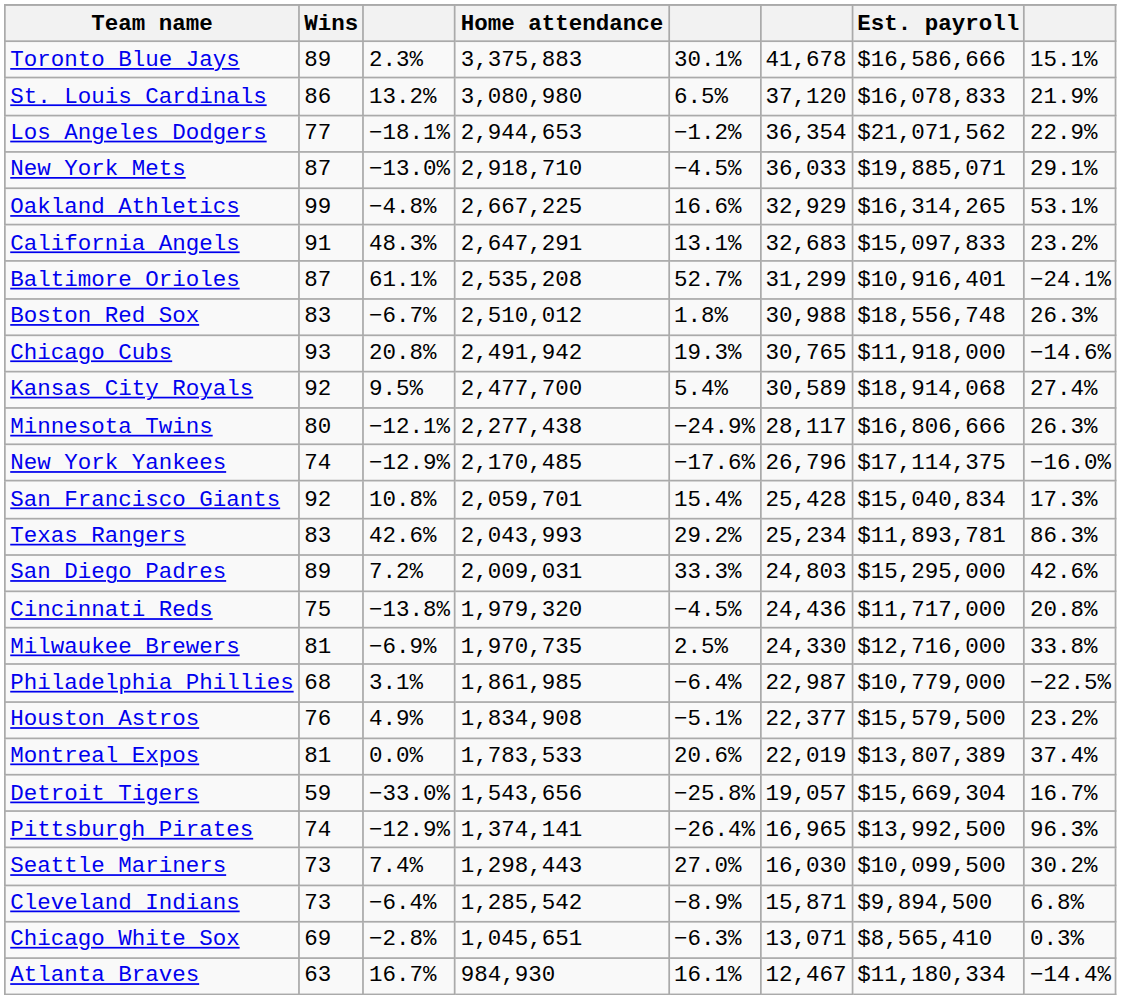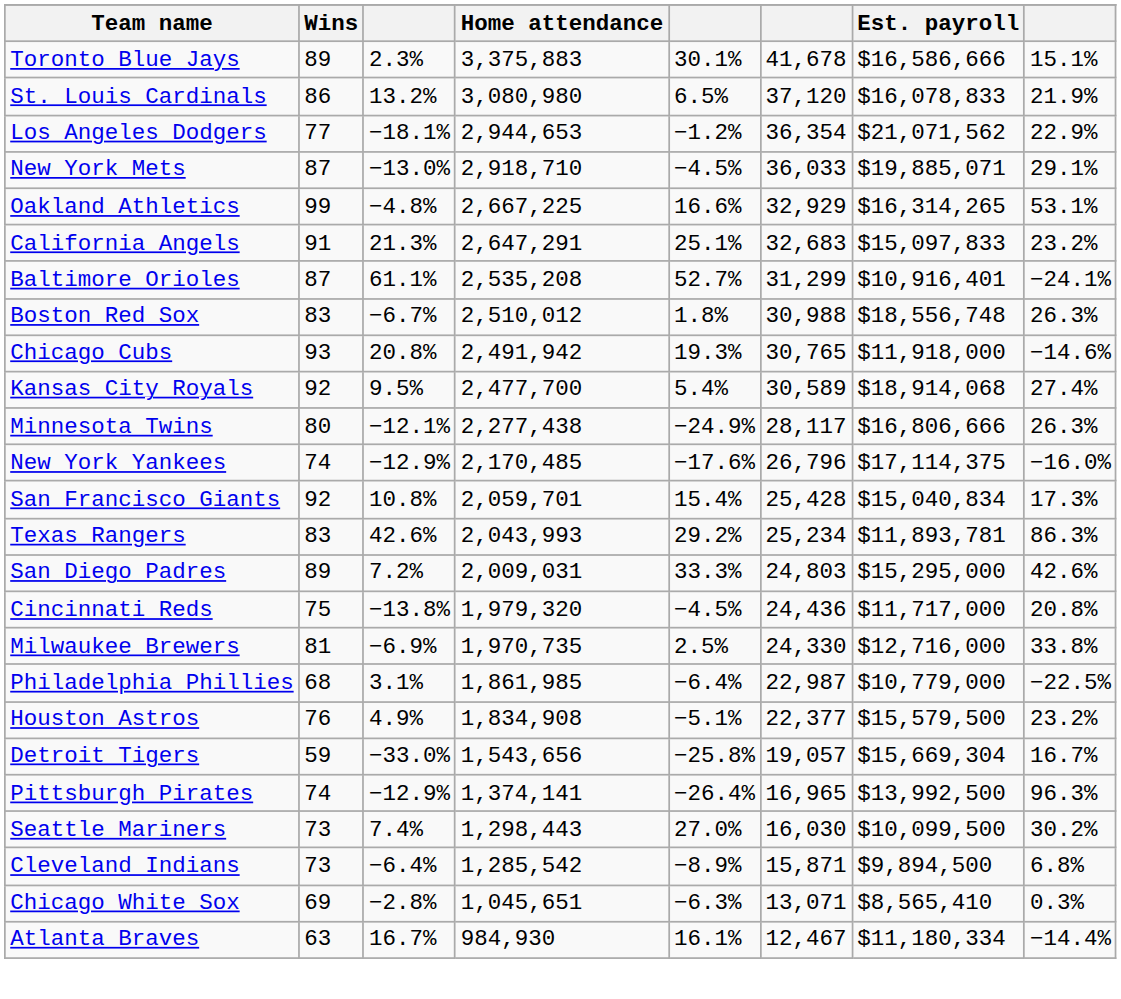(403, 243) 48.3% -> (403, 243) 21.3%
(708, 243) 13.1% -> (708, 243) 25.1%
- row: (105, 756)
